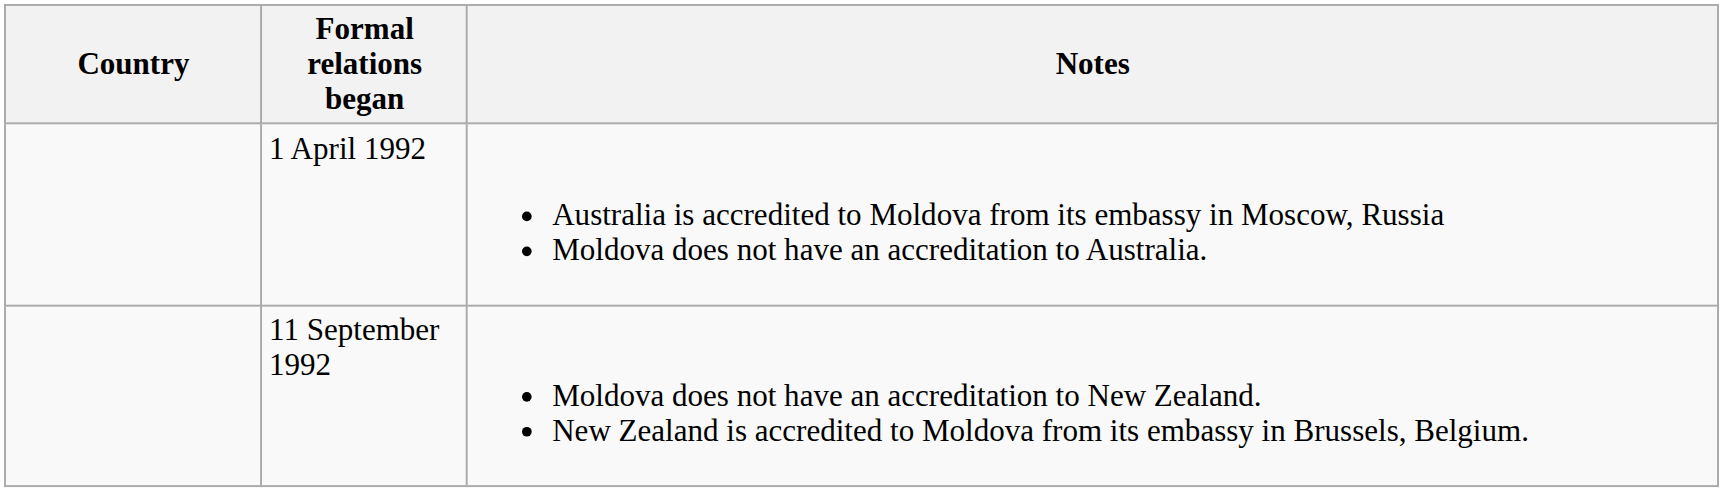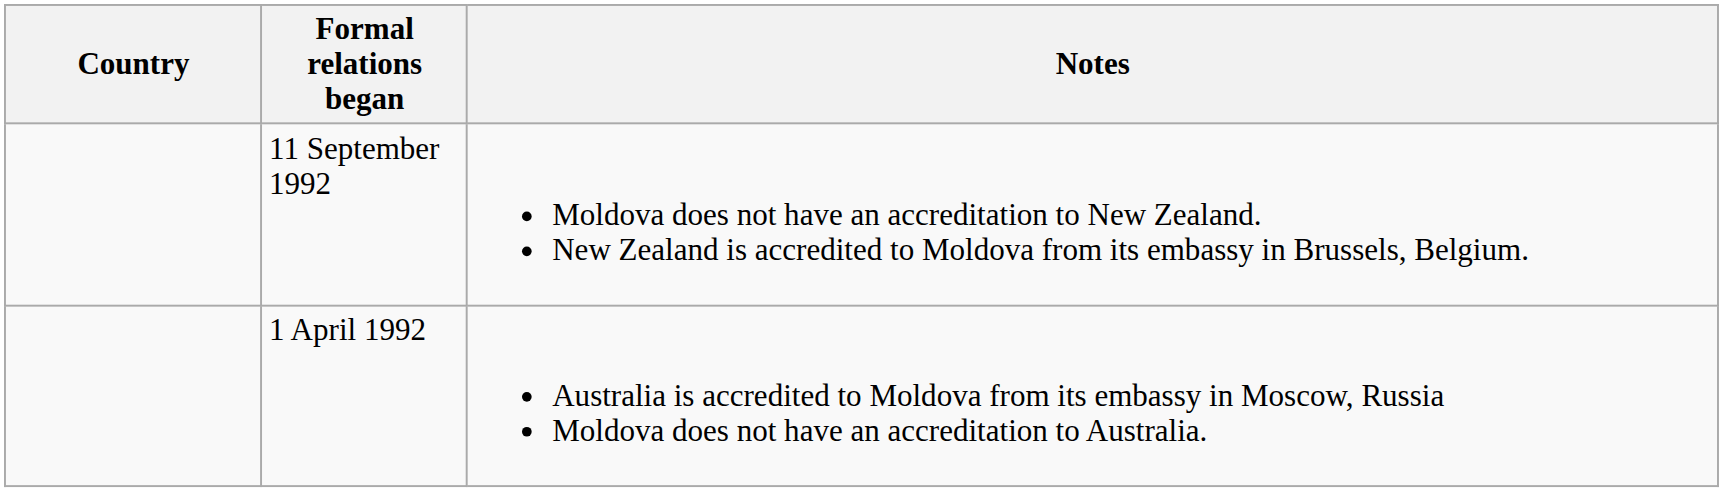rows swapped: (348, 148) <-> (354, 346)
